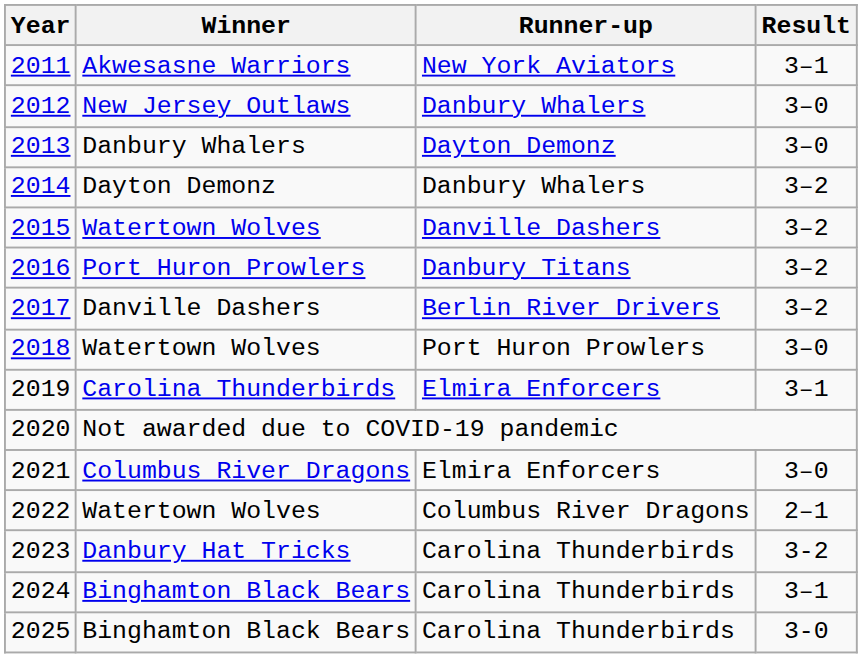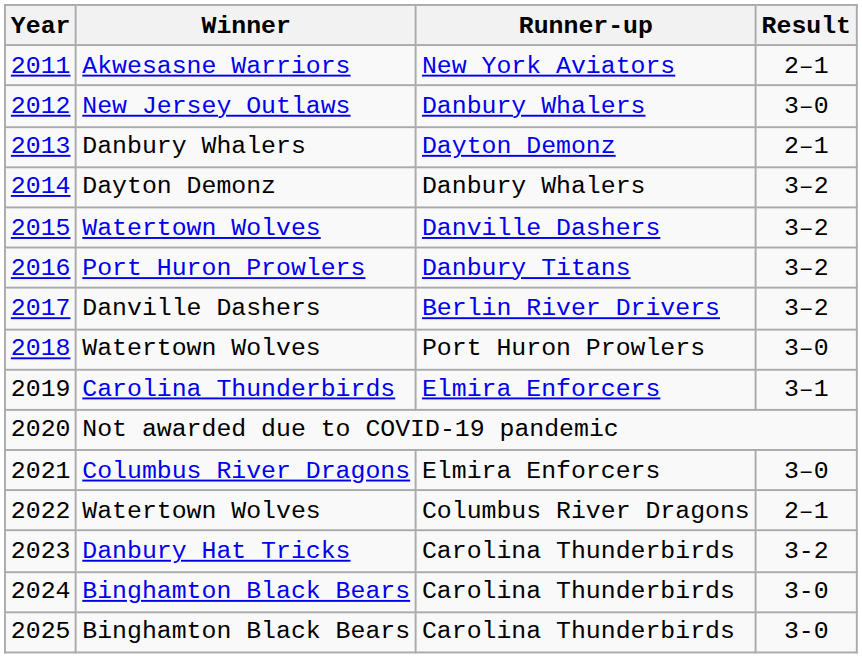(806, 66) 3–1 -> (806, 66) 2–1
(806, 147) 3–0 -> (806, 147) 2–1
(806, 592) 3–1 -> (806, 592) 3-0
